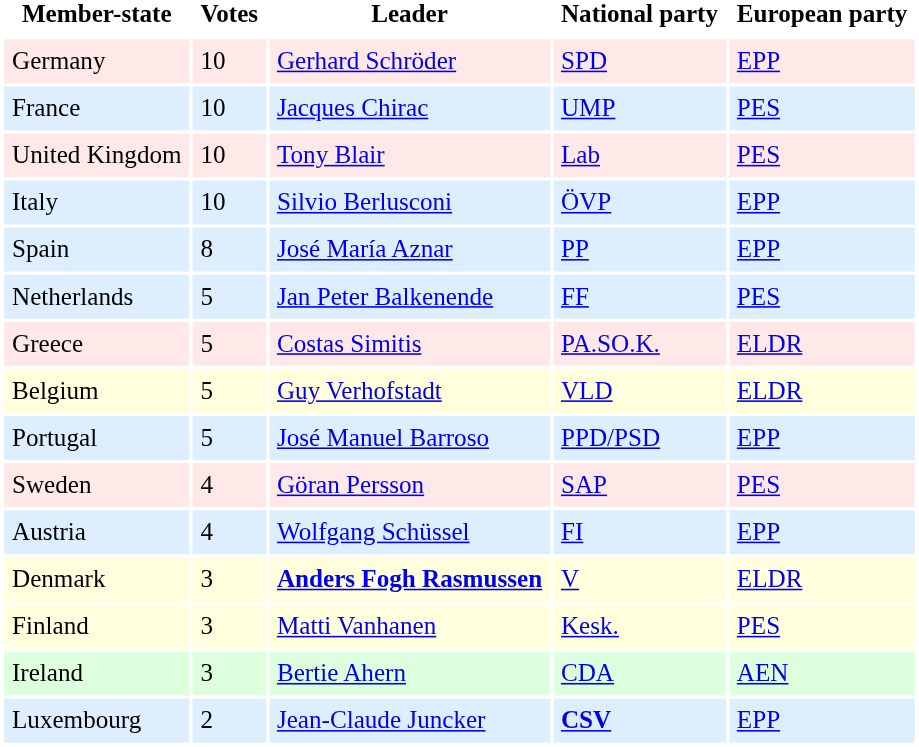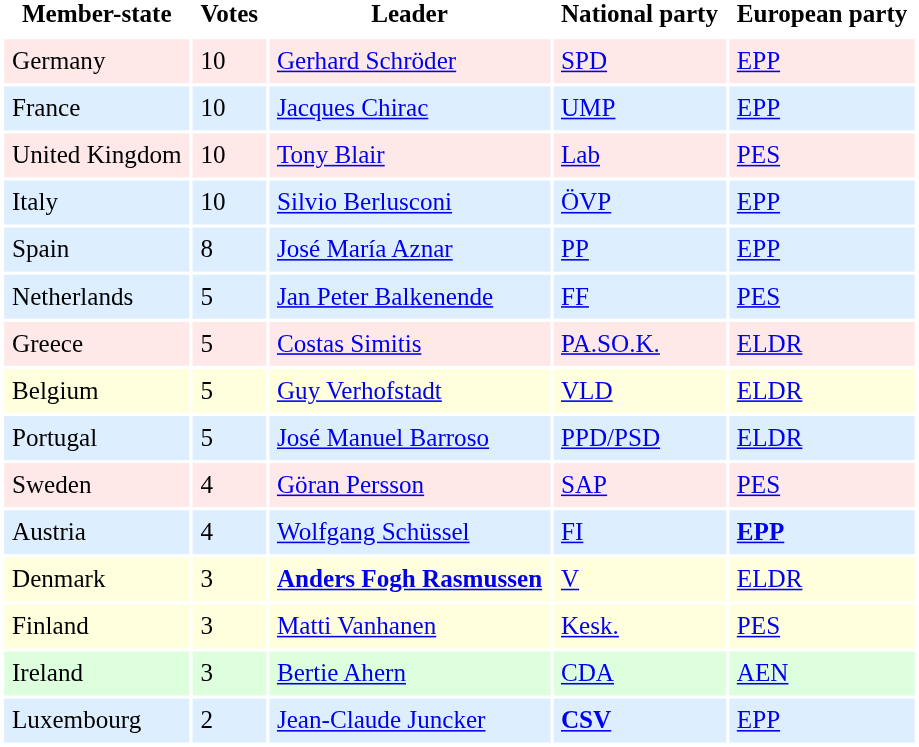(758, 108) PES -> (758, 108) EPP
(758, 437) EPP -> (770, 437) ELDR
(758, 531) normal -> (761, 531) bold
